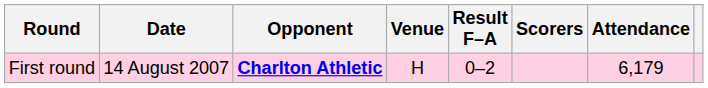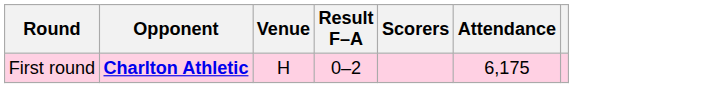- column: (166, 29)
(641, 67) 6,179 -> (507, 67) 6,175
